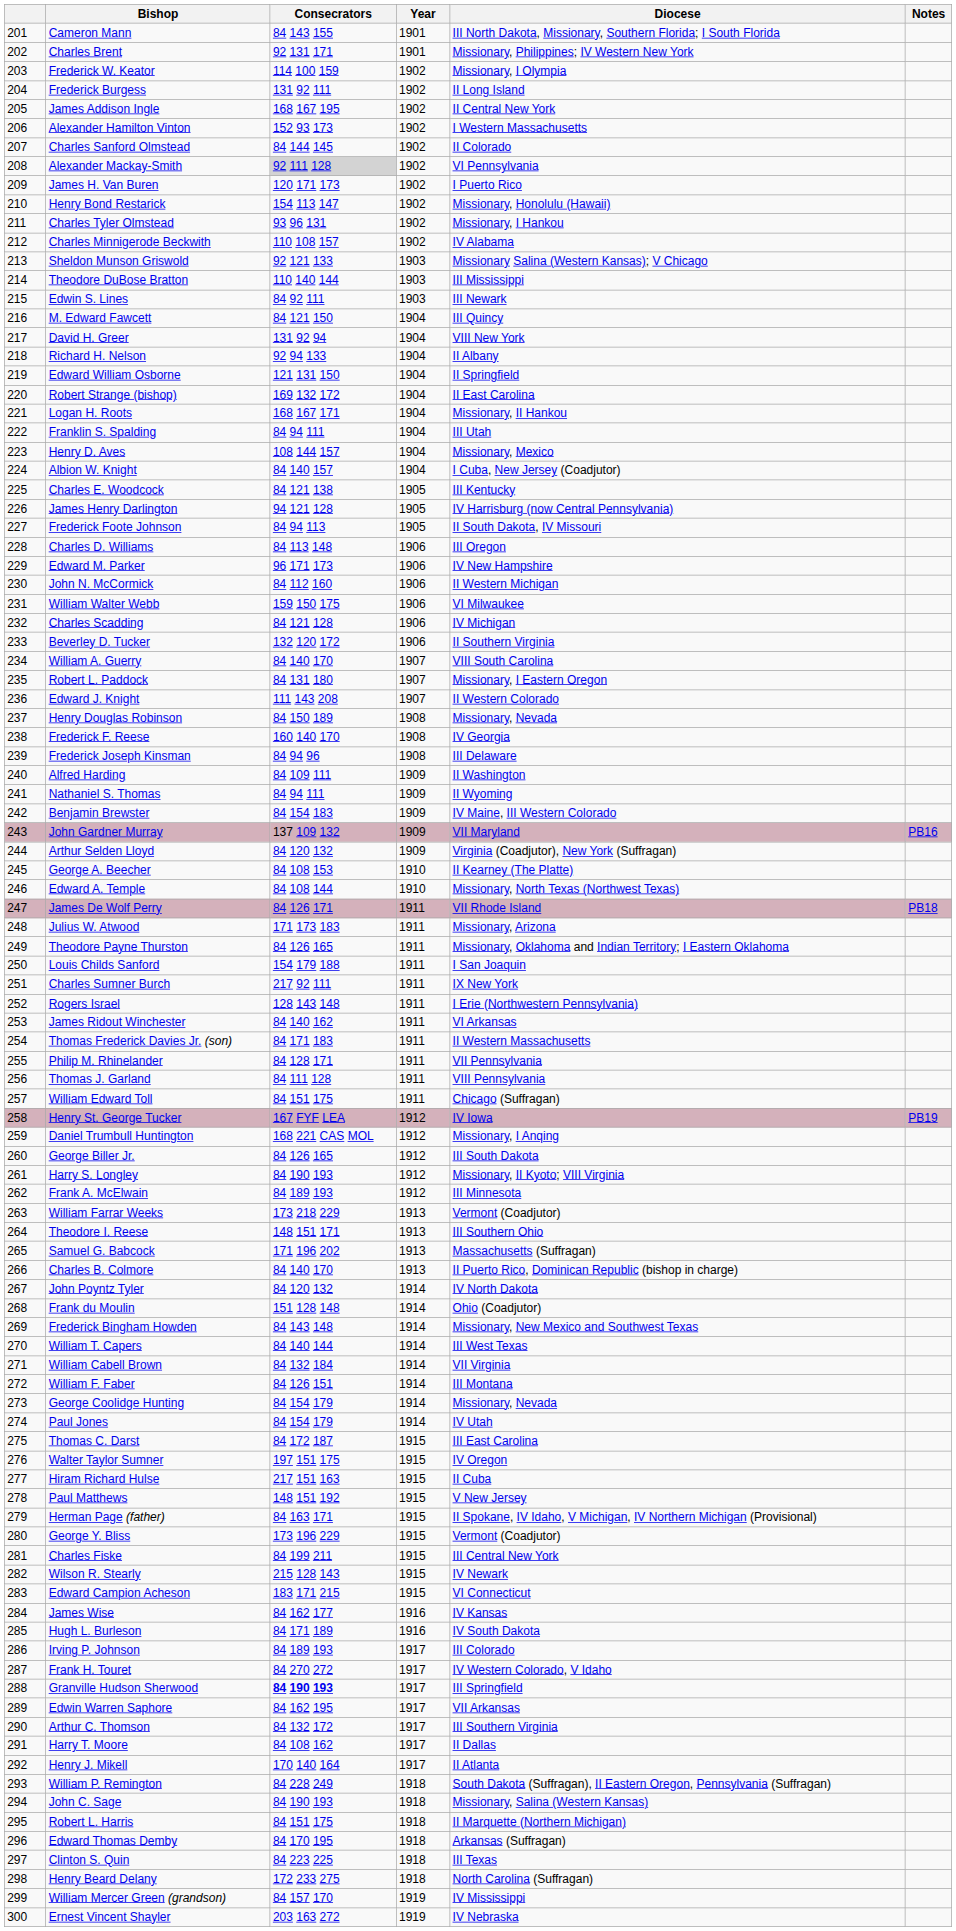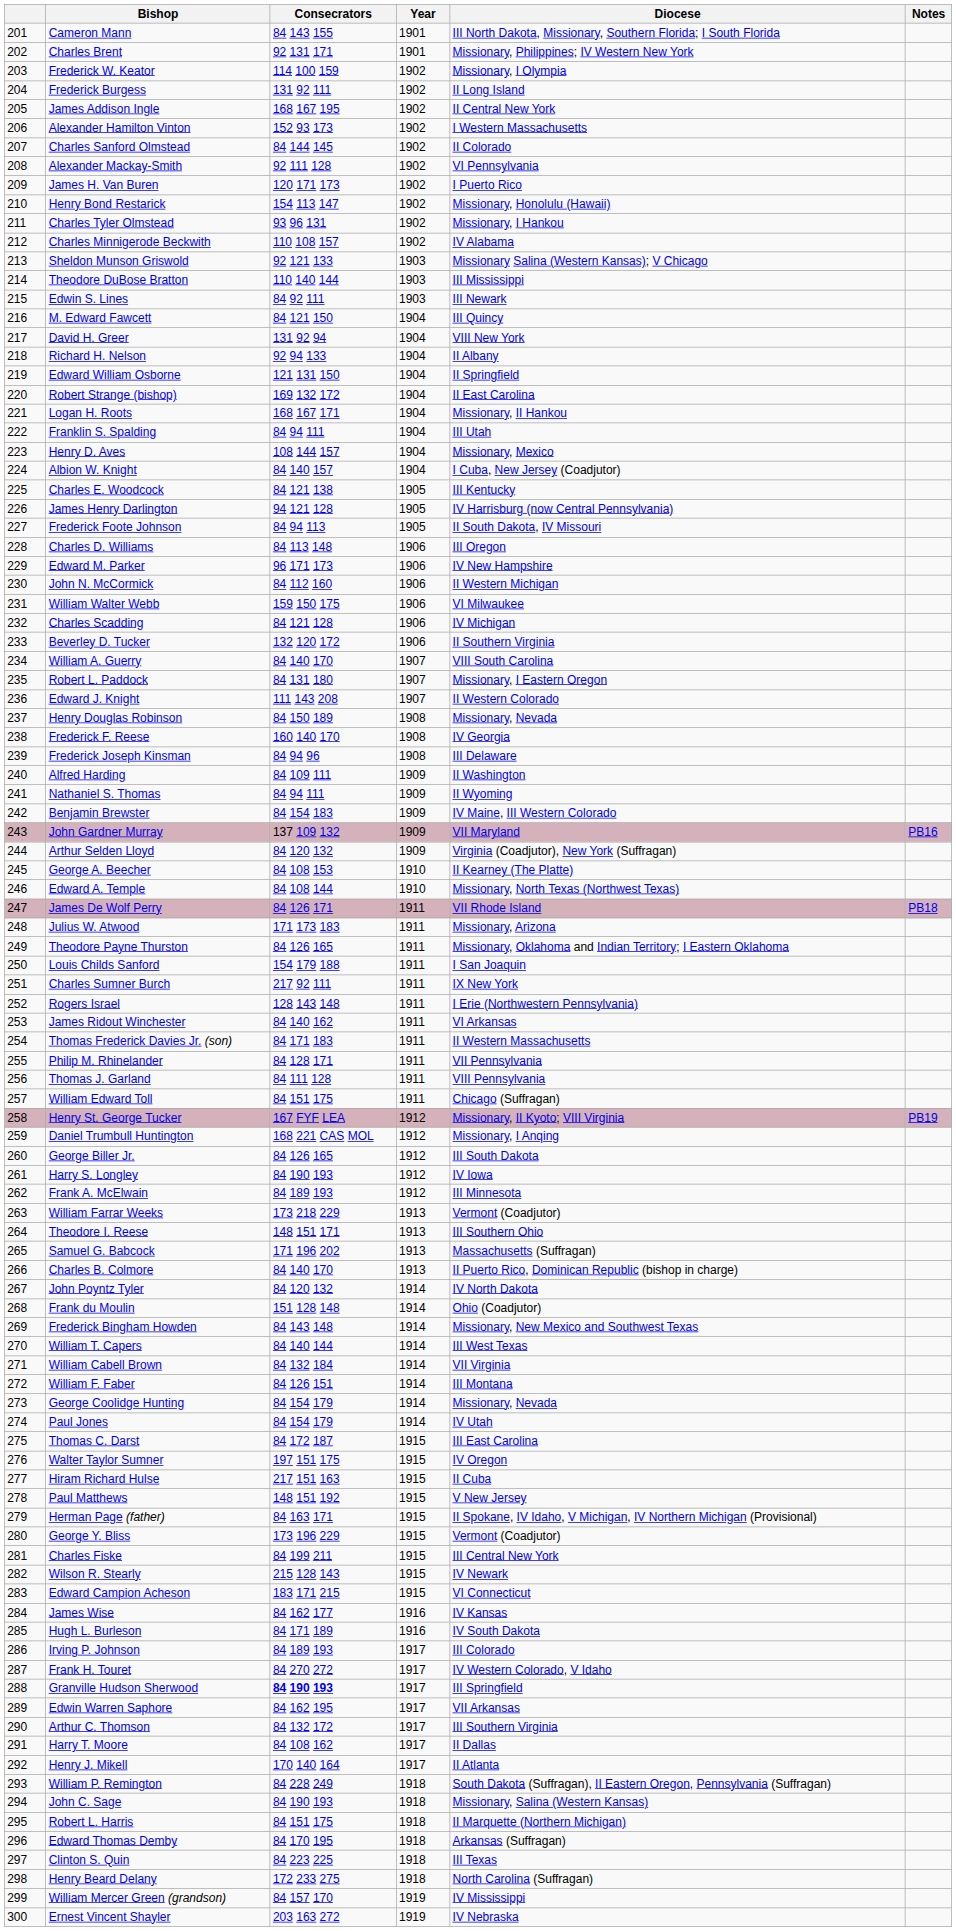(302, 166) lightgrey background -> (302, 166) no background
(473, 1117) IV Iowa -> (538, 1117) Missionary, II Kyoto; VIII Virginia
(538, 1174) Missionary, II Kyoto; VIII Virginia -> (473, 1174) IV Iowa
